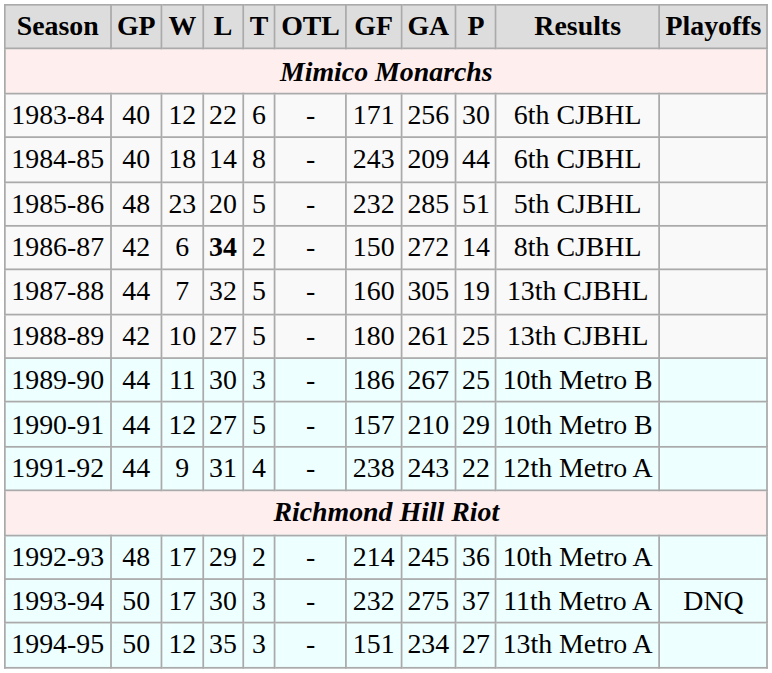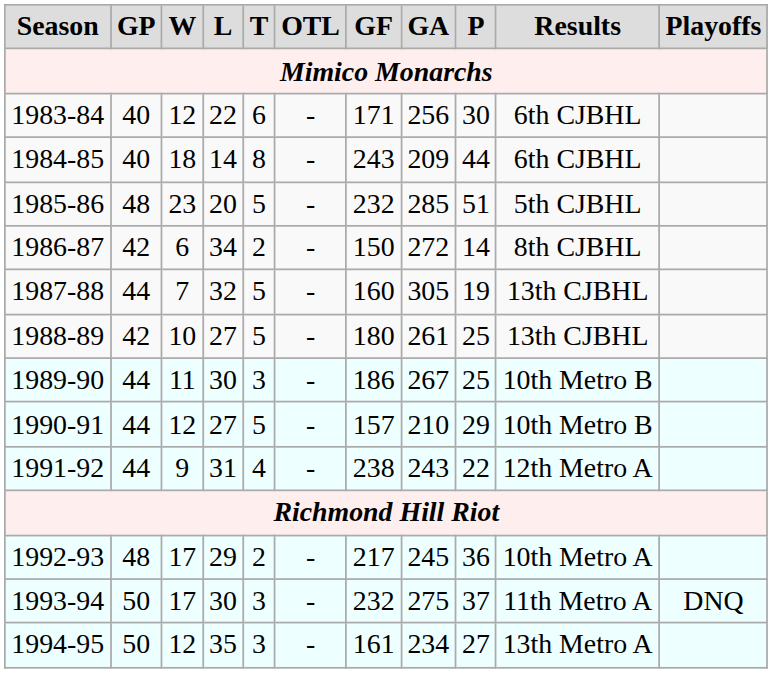(223, 247) bold -> (223, 247) normal
(374, 556) 214 -> (374, 556) 217
(374, 644) 151 -> (374, 644) 161
